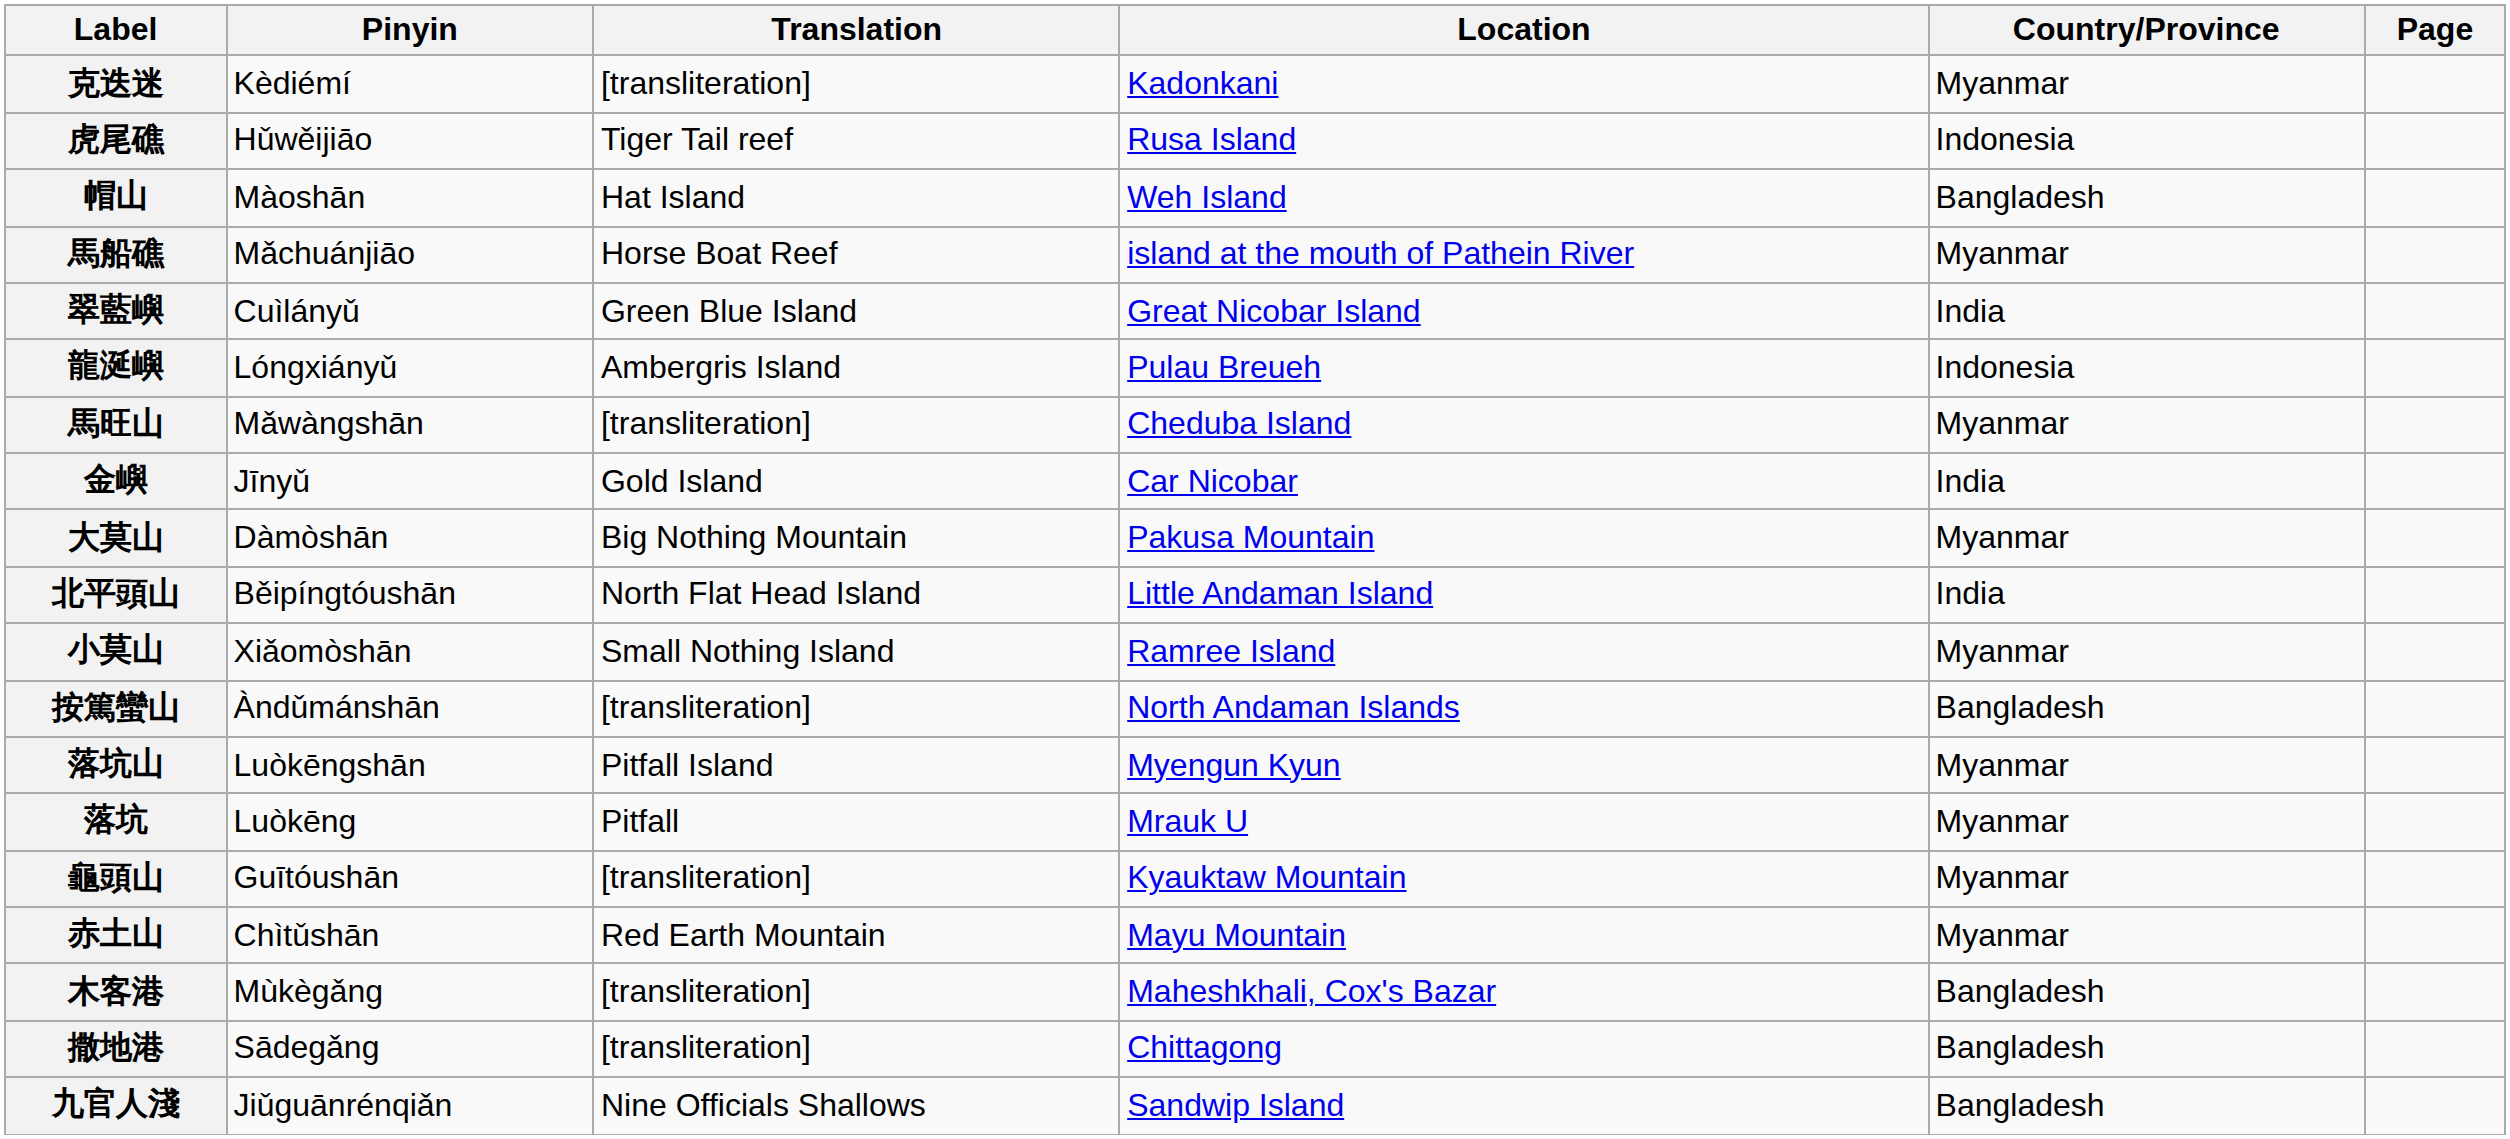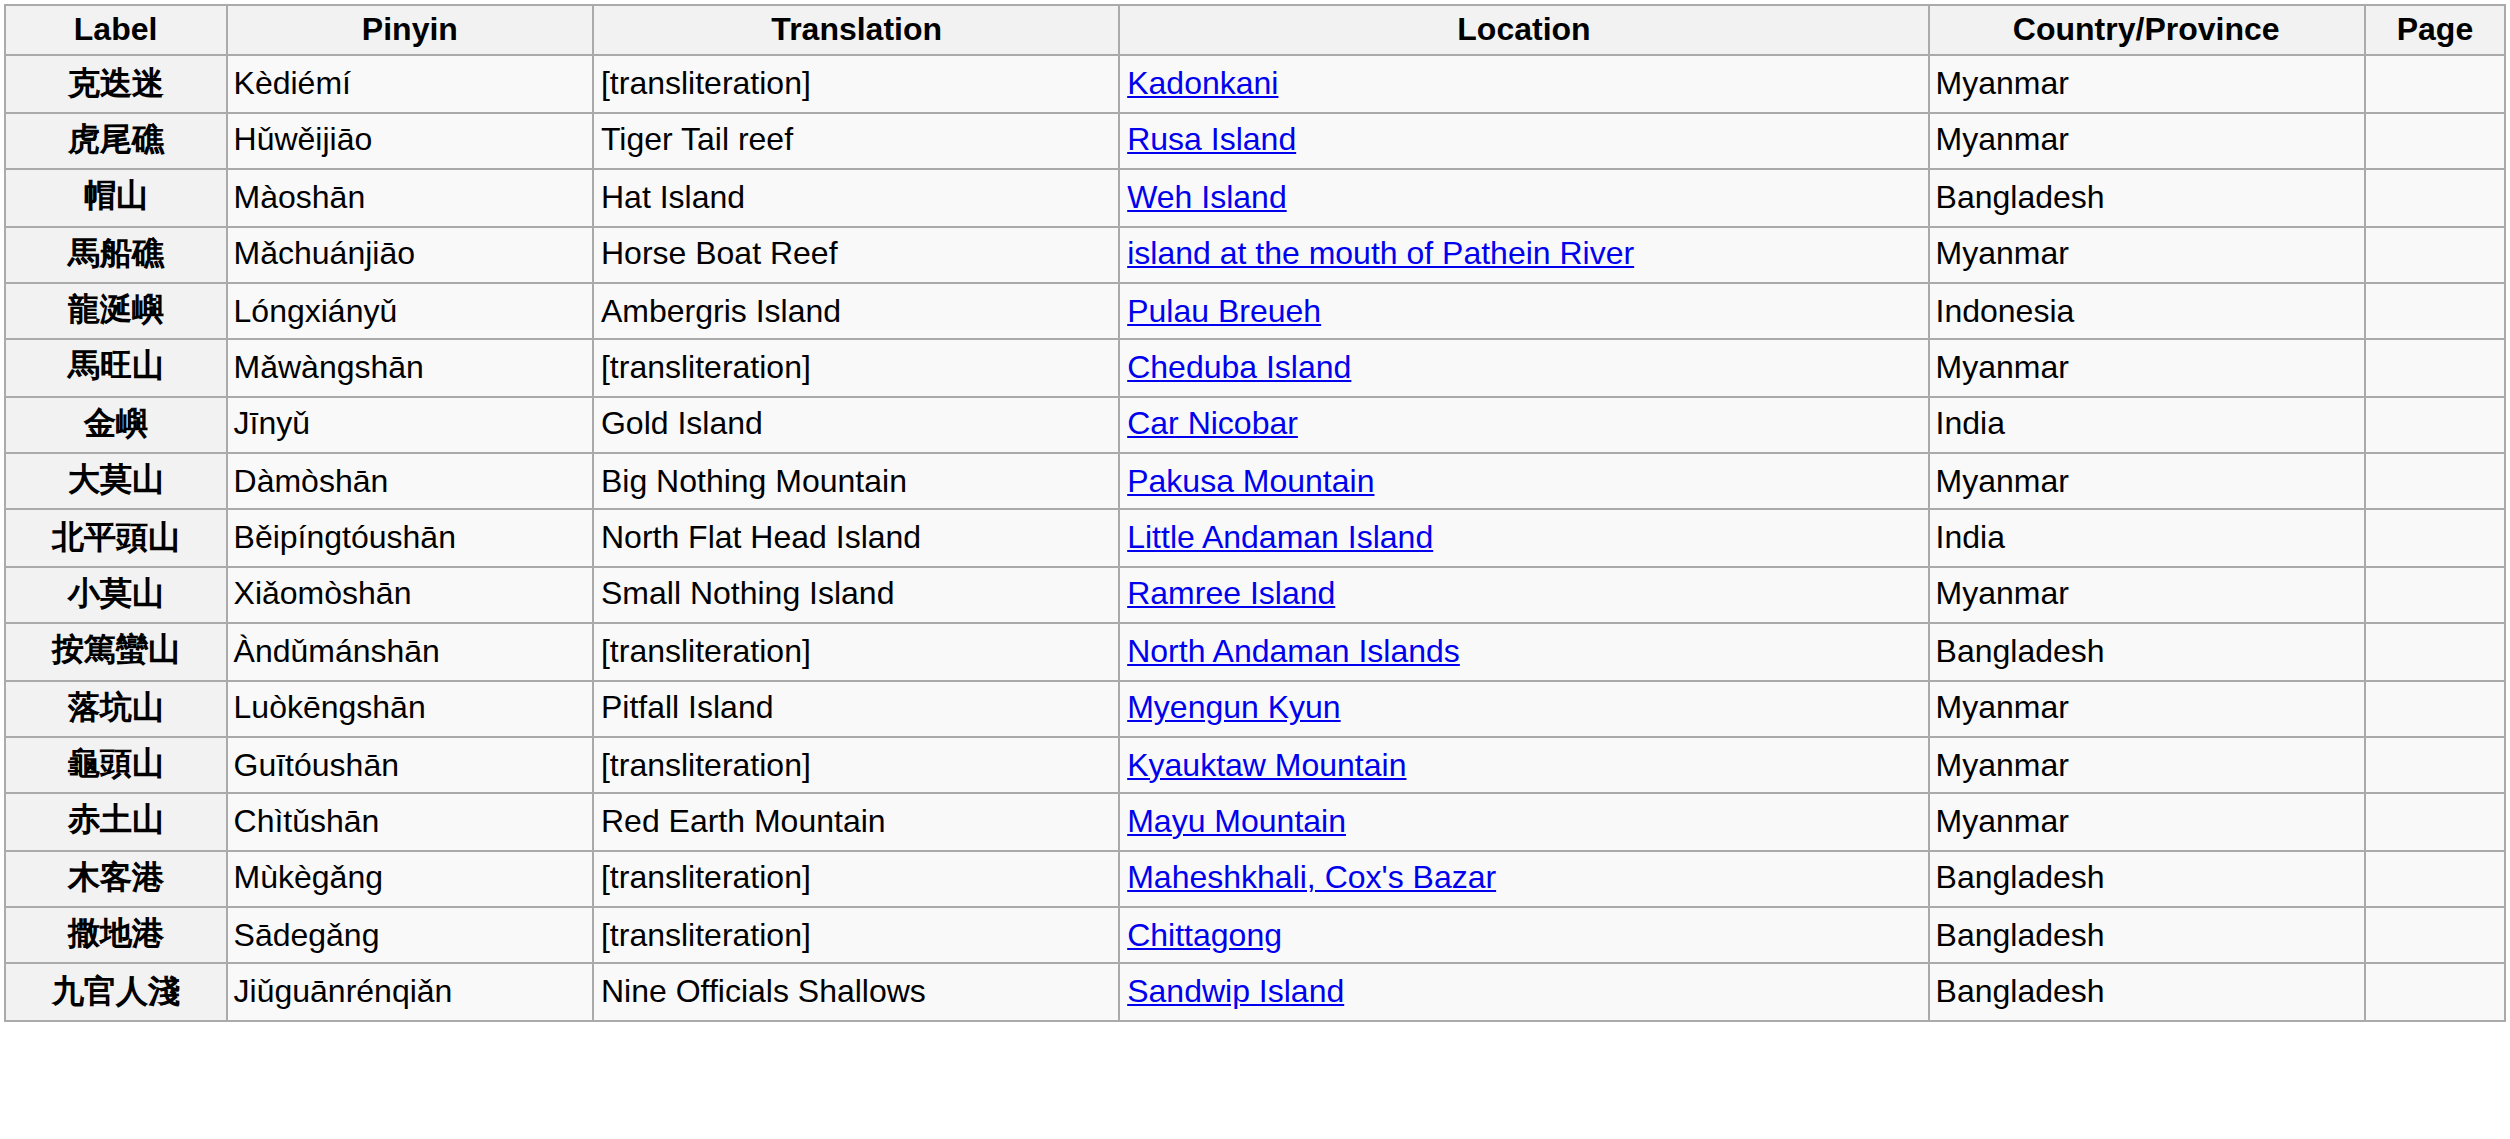(2005, 140) Indonesia -> (2002, 140) Myanmar
- row: (116, 309)
- row: (116, 820)
